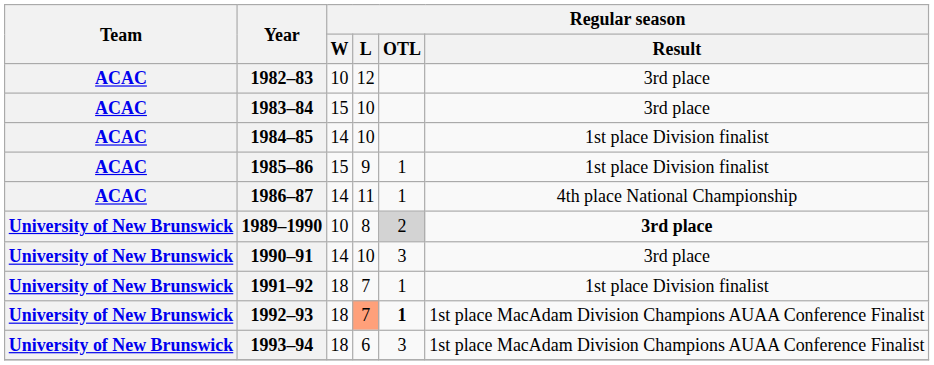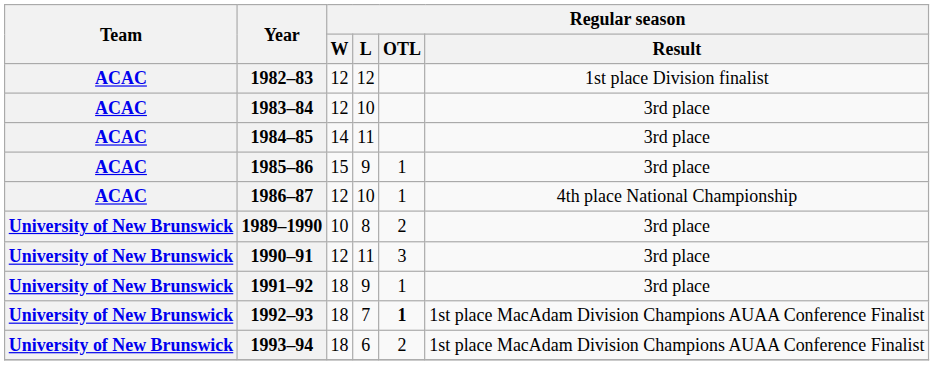(340, 78) 10 -> (340, 78) 12
(677, 78) 3rd place -> (677, 78) 1st place Division finalist
(340, 108) 15 -> (340, 108) 12
(366, 137) 10 -> (366, 137) 11
(677, 137) 1st place Division finalist -> (677, 137) 3rd place
(677, 167) 1st place Division finalist -> (677, 167) 3rd place
(340, 196) 14 -> (340, 196) 12
(366, 196) 11 -> (366, 196) 10
(402, 226) lightgrey background -> (402, 226) no background
(677, 226) bold -> (677, 226) normal
(340, 256) 14 -> (340, 256) 12
(366, 256) 10 -> (366, 256) 11
(366, 285) 7 -> (366, 285) 9
(677, 285) 1st place Division finalist -> (677, 285) 3rd place
(366, 315) lightsalmon background -> (366, 315) no background
(402, 344) 3 -> (402, 344) 2
